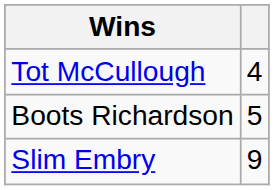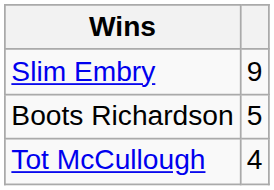rows swapped: (83, 160) <-> (108, 71)
